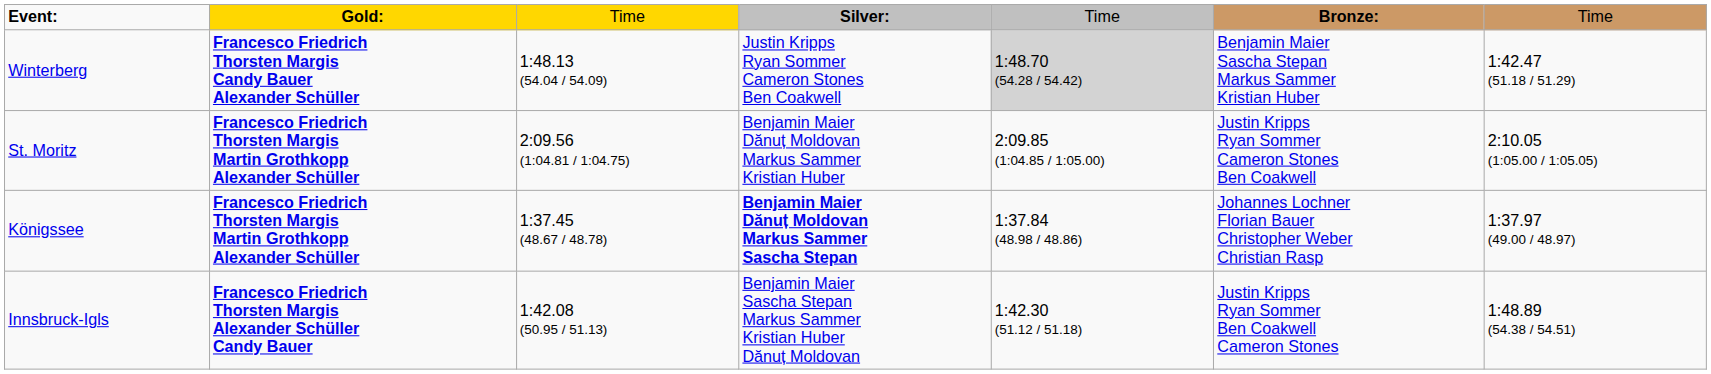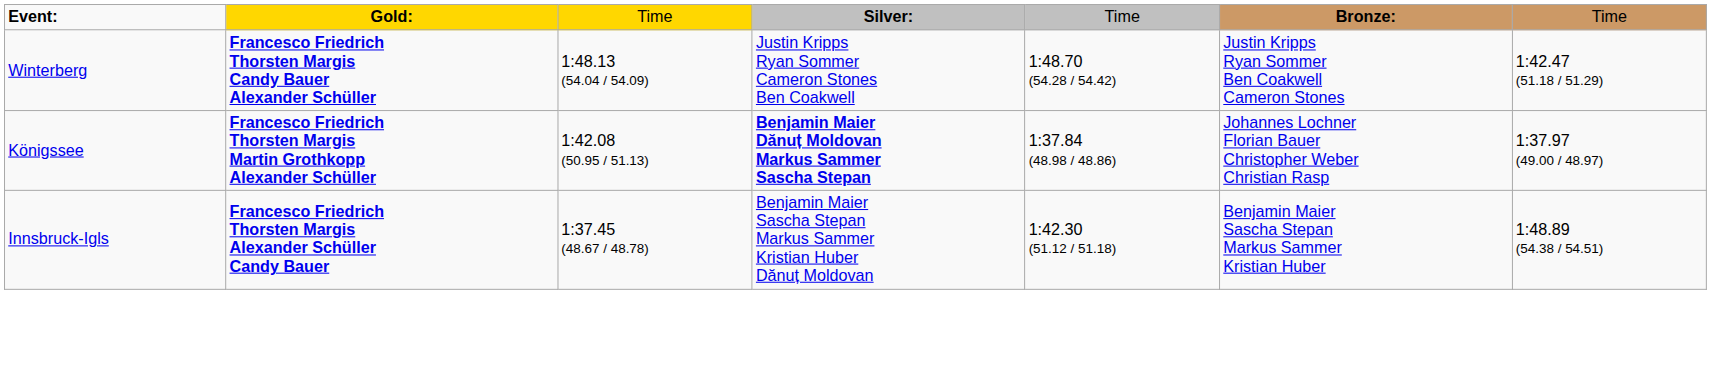(1038, 70) lightgrey background -> (1072, 70) no background
(1277, 70) Benjamin Maier Sascha Stepan Markus Sammer Kristian Huber -> (1284, 70) Justin Kripps Ryan Sommer Ben Coakwell Cameron Stones
- row: (42, 150)
(564, 230) 1:37.45 (48.67 / 48.78) -> (605, 150) 1:42.08 (50.95 / 51.13)
(564, 319) 1:42.08 (50.95 / 51.13) -> (605, 239) 1:37.45 (48.67 / 48.78)
(1278, 319) Justin Kripps Ryan Sommer Ben Coakwell Cameron Stones -> (1283, 239) Benjamin Maier Sascha Stepan Markus Sammer Kristian Huber
